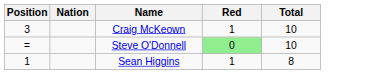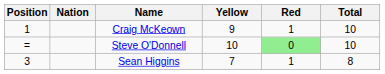+ column: (232, 13)
(27, 29) 3 -> (27, 29) 1
(27, 62) 1 -> (27, 62) 3
